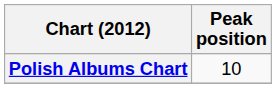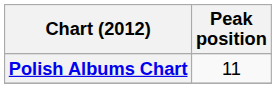(231, 68) 10 -> (231, 68) 11
